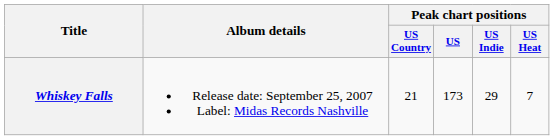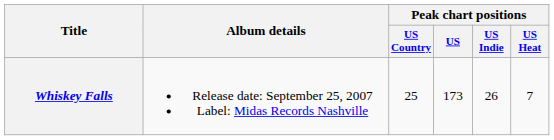(411, 96) 21 -> (411, 96) 25
(491, 96) 29 -> (491, 96) 26
